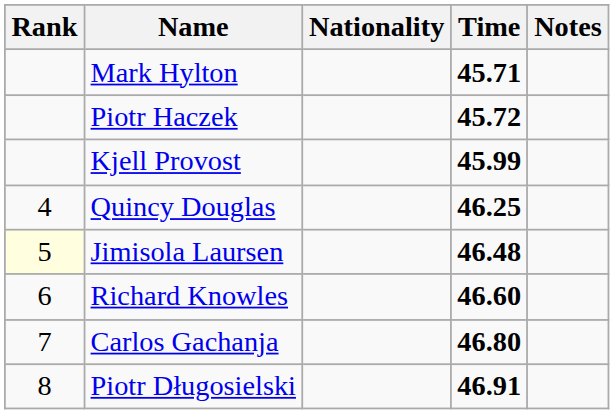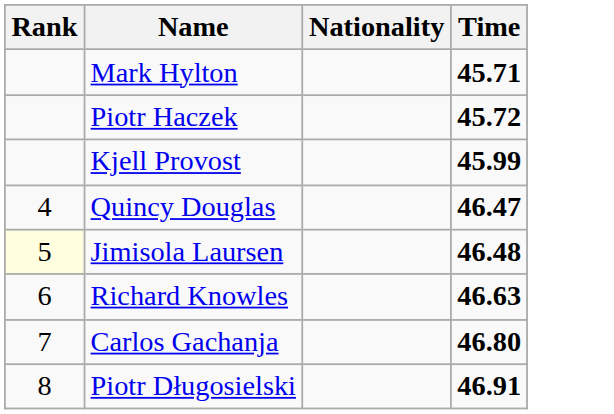- column: (568, 26)
(489, 206) 46.25 -> (489, 206) 46.47
(489, 296) 46.60 -> (489, 296) 46.63
